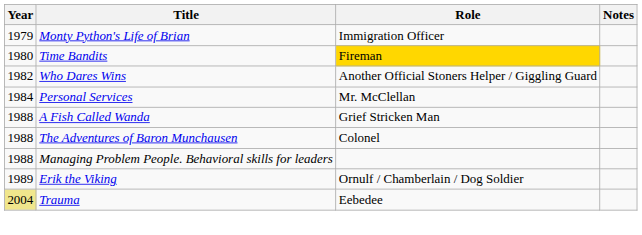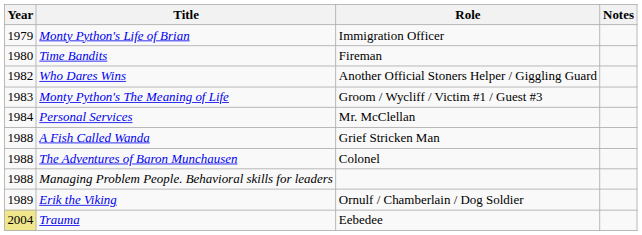(360, 55) gold background -> (360, 55) no background
+ row: (134, 96)
